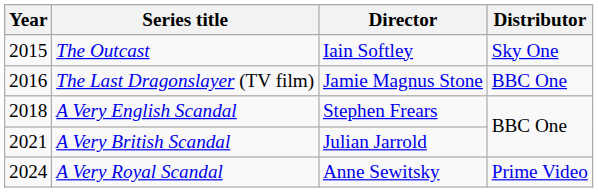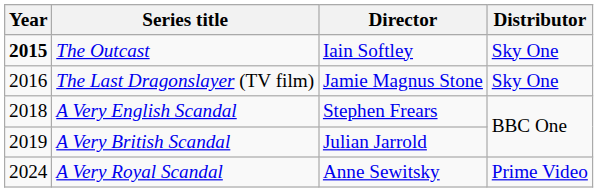(28, 50) normal -> (28, 50) bold
(529, 80) BBC One -> (525, 80) Sky One
(28, 141) 2021 -> (28, 141) 2019
